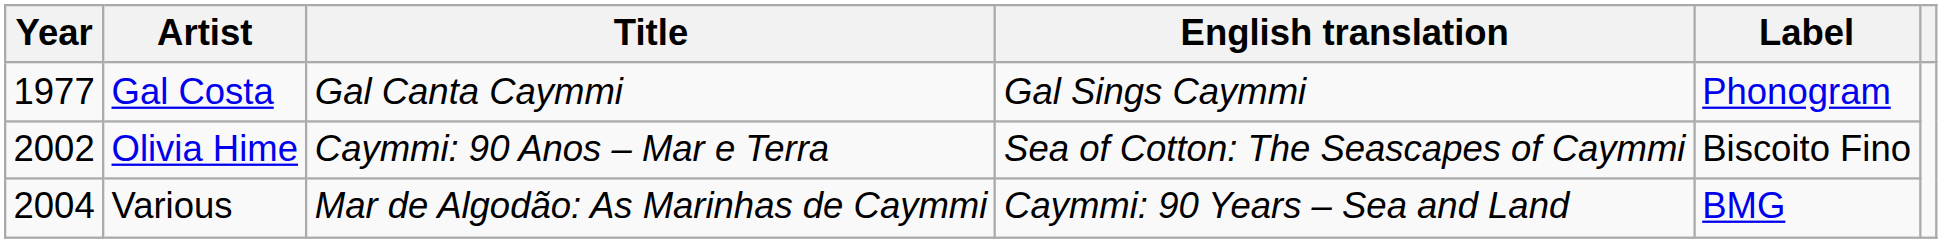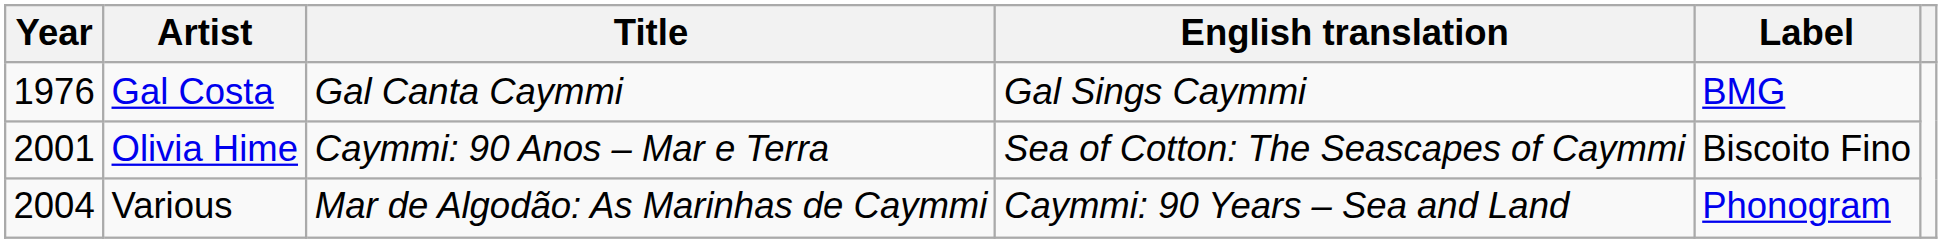(54, 91) 1977 -> (54, 91) 1976
(1797, 91) Phonogram -> (1744, 91) BMG
(54, 149) 2002 -> (54, 149) 2001
(1744, 206) BMG -> (1797, 206) Phonogram
